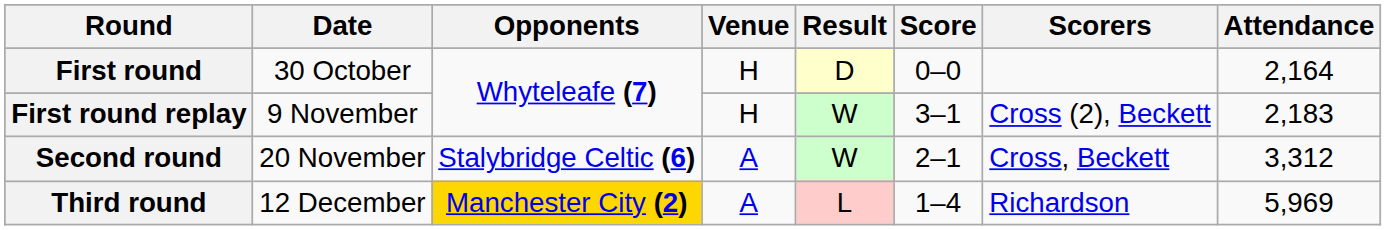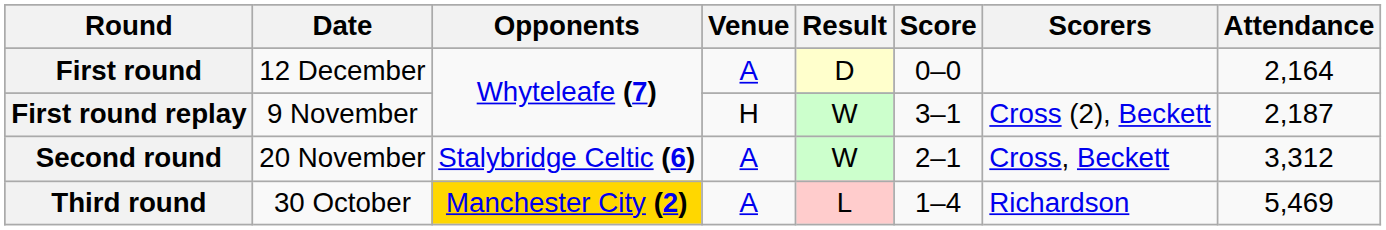(342, 70) 30 October -> (342, 70) 12 December
(749, 70) H -> (749, 70) A
(1299, 114) 2,183 -> (1299, 114) 2,187
(342, 202) 12 December -> (342, 202) 30 October
(1299, 202) 5,969 -> (1299, 202) 5,469
